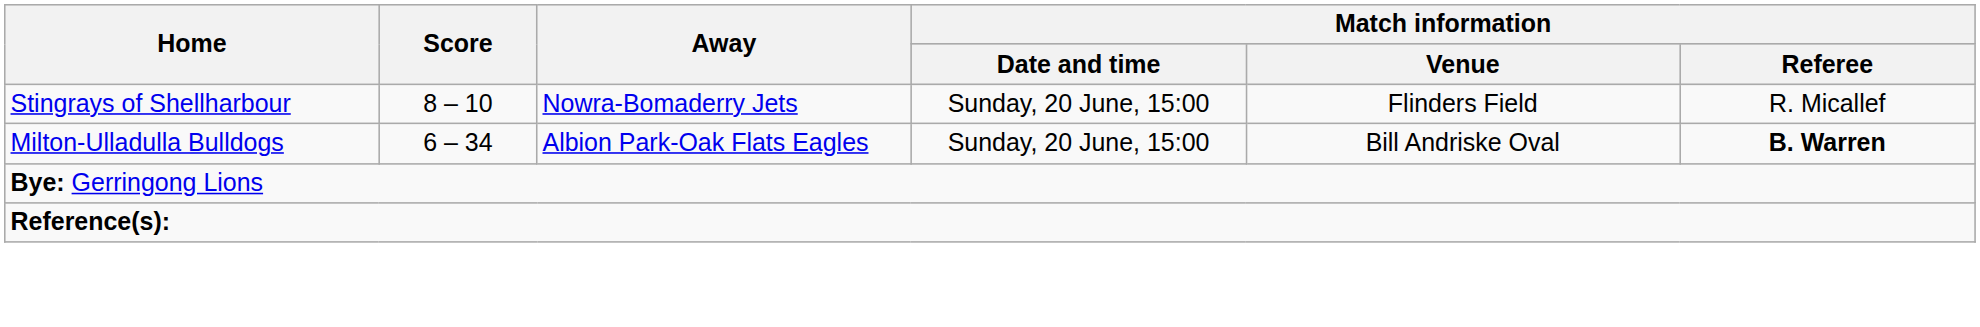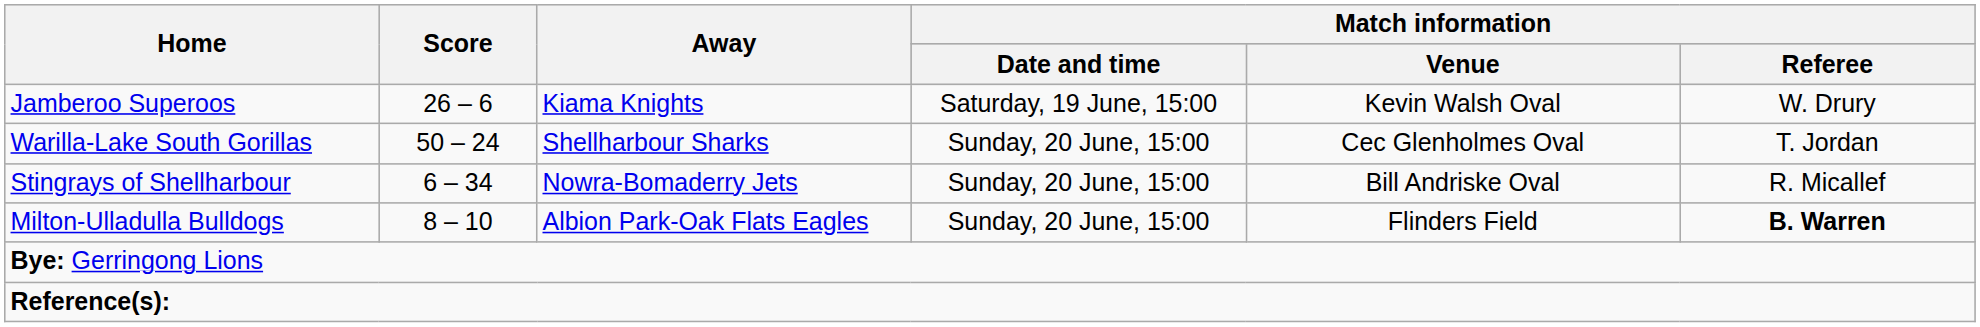+ row: (123, 103)
+ row: (161, 143)
(458, 103) 8 – 10 -> (458, 182) 6 – 34
(1463, 103) Flinders Field -> (1463, 182) Bill Andriske Oval
(458, 143) 6 – 34 -> (458, 222) 8 – 10
(1463, 143) Bill Andriske Oval -> (1463, 222) Flinders Field
